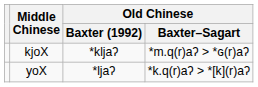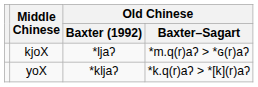(104, 52) *kljaʔ -> (104, 52) *ljaʔ
(104, 71) *ljaʔ -> (104, 71) *kljaʔ
